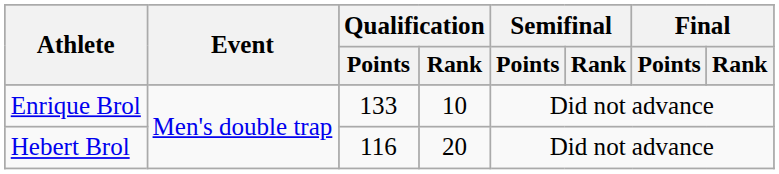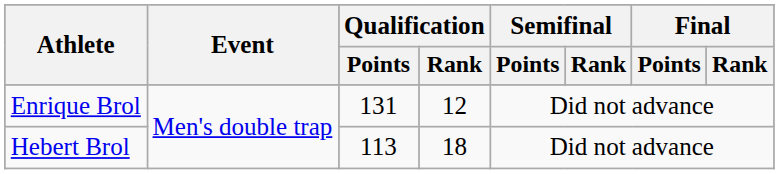(378, 105) 133 -> (378, 105) 131
(455, 105) 10 -> (455, 105) 12
(378, 147) 116 -> (378, 147) 113
(455, 147) 20 -> (455, 147) 18
